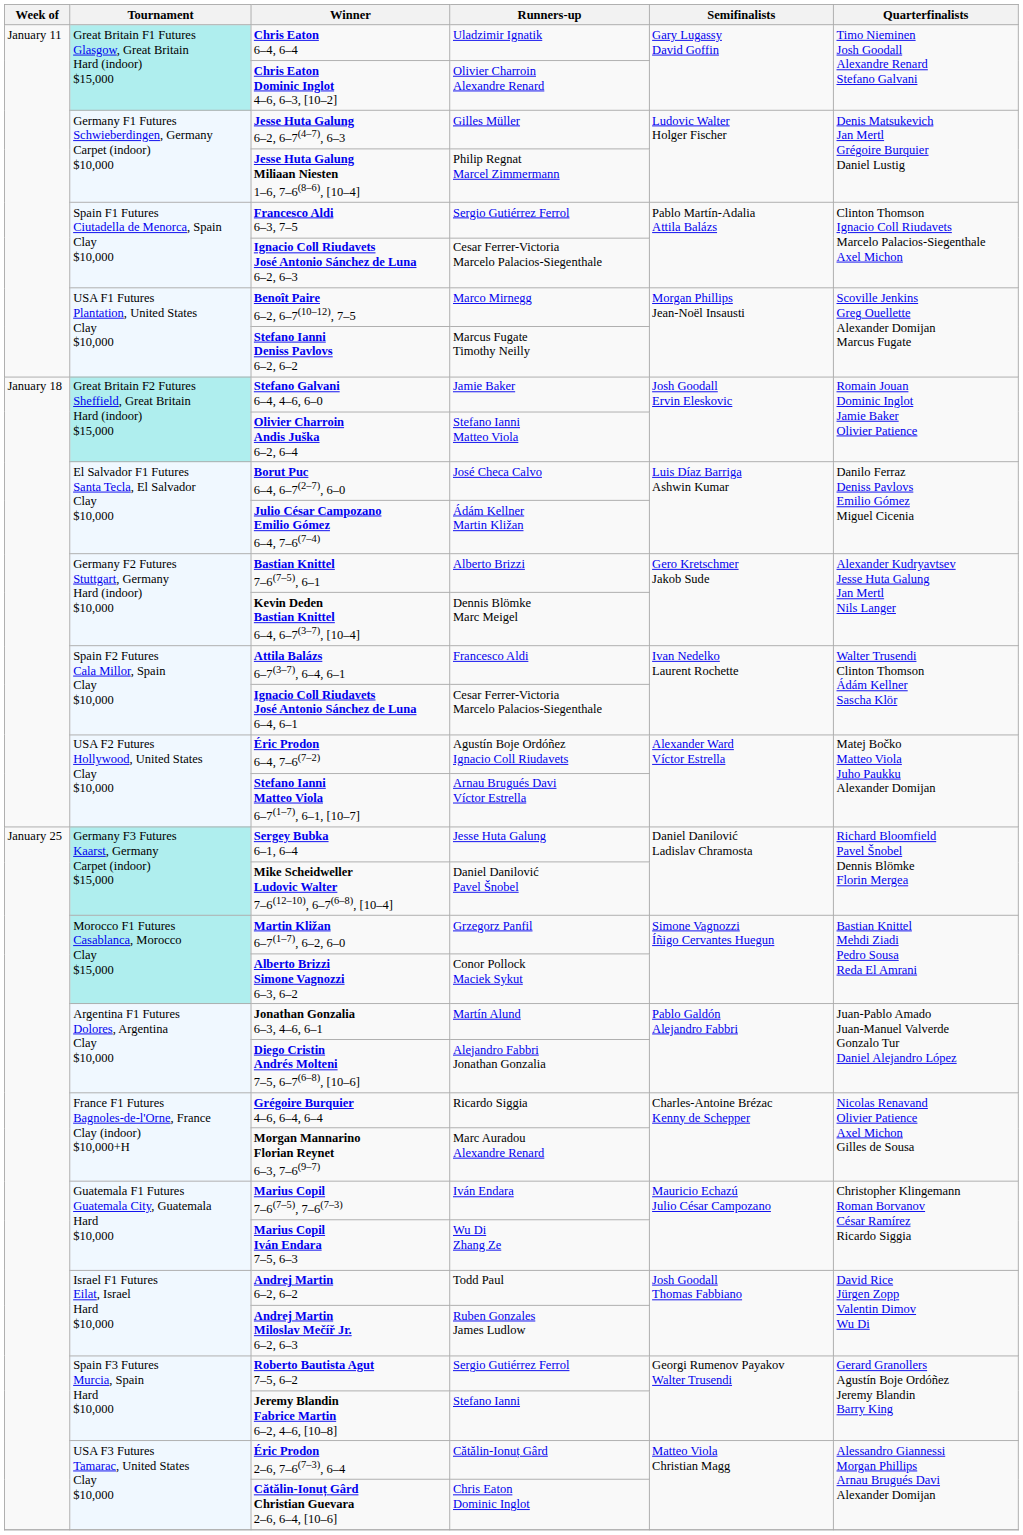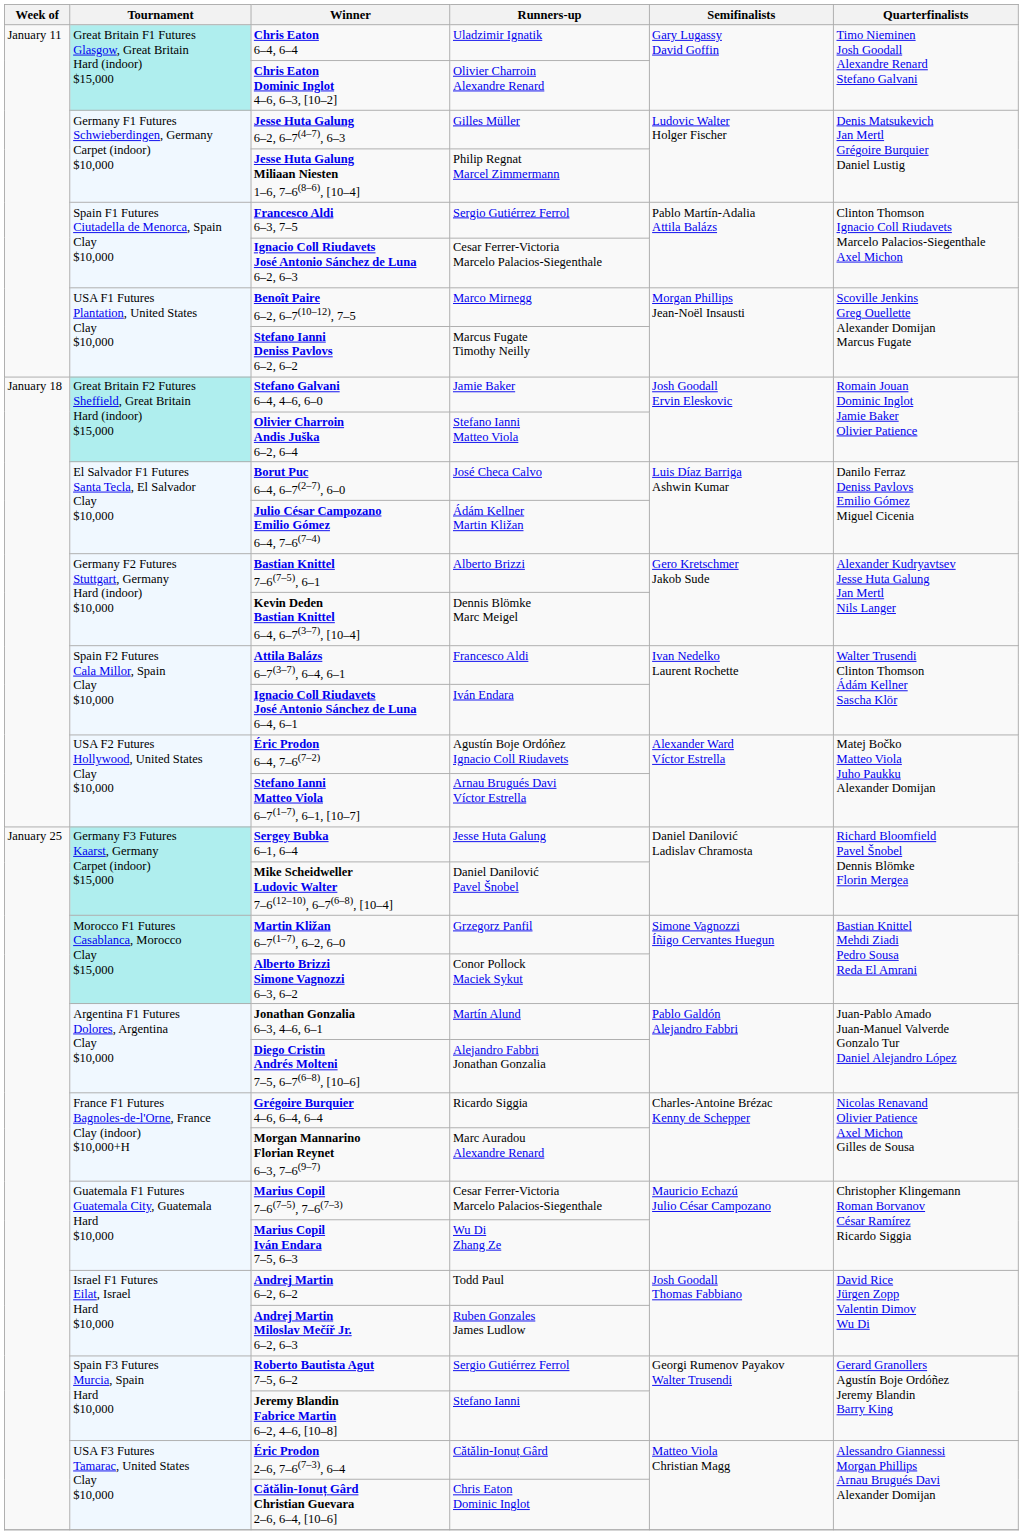(527, 701) Cesar Ferrer-Victoria Marcelo Palacios-Siegenthale -> (483, 694) Iván Endara
(483, 1191) Iván Endara -> (527, 1198) Cesar Ferrer-Victoria Marcelo Palacios-Siegenthale
